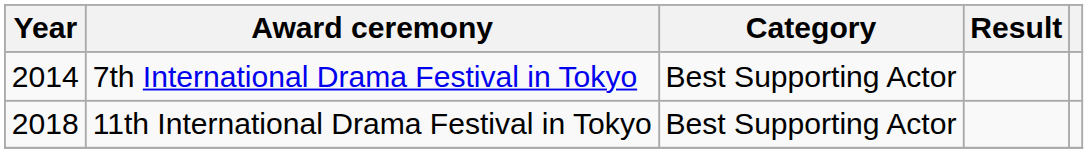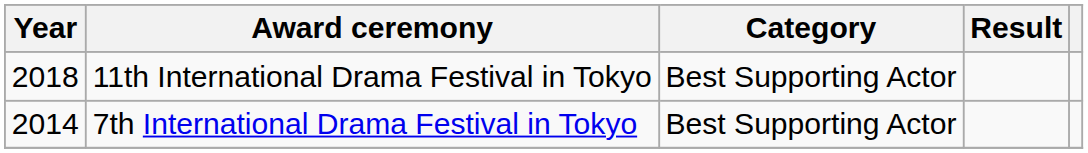rows swapped: (365, 76) <-> (372, 123)
